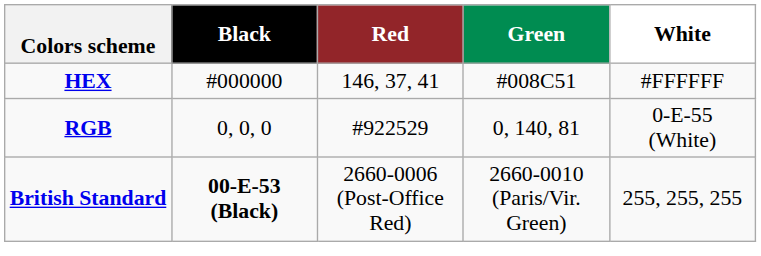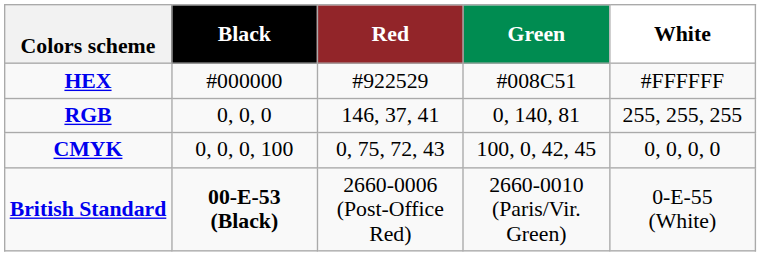(390, 80) 146, 37, 41 -> (390, 80) #922529
(390, 127) #922529 -> (390, 115) 146, 37, 41
(682, 127) 0-E-55 (White) -> (682, 115) 255, 255, 255
+ row: (88, 149)
(682, 198) 255, 255, 255 -> (682, 208) 0-E-55 (White)
